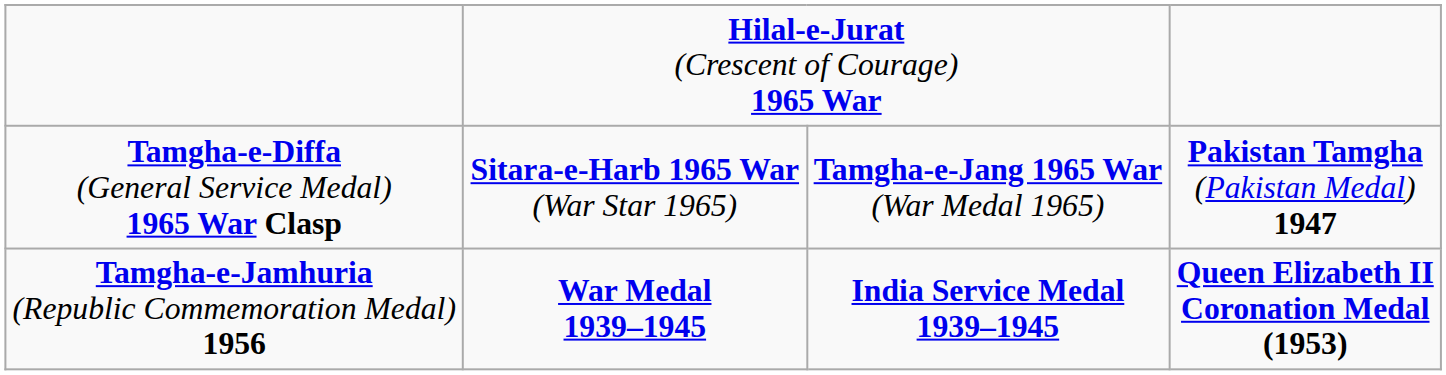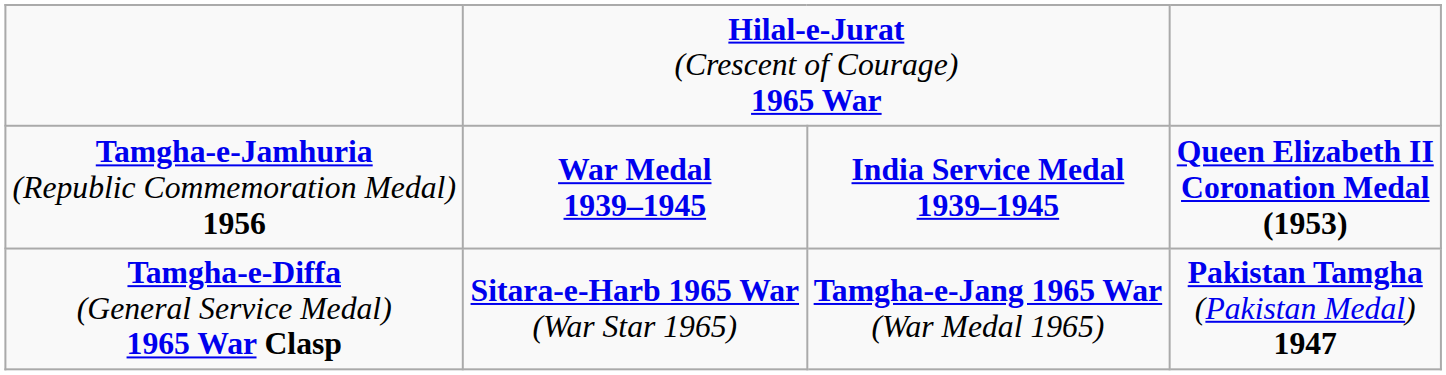rows swapped: (234, 186) <-> (234, 308)
